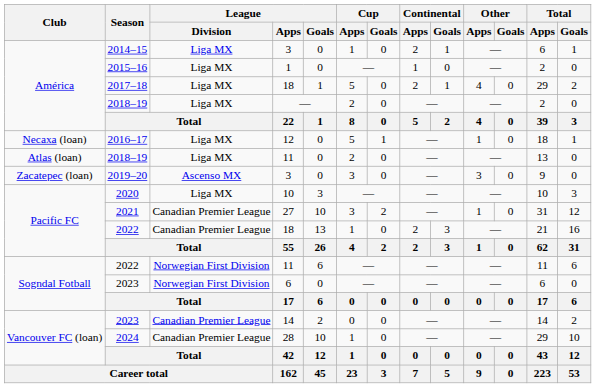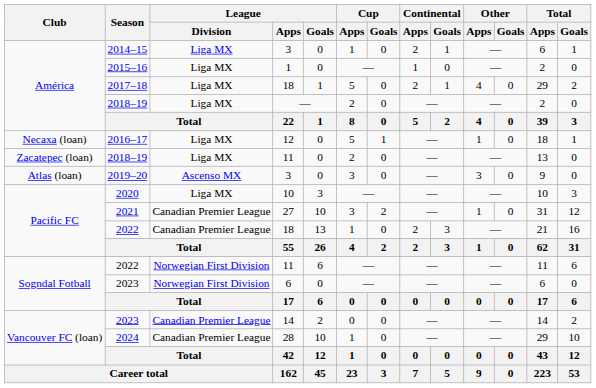(55, 157) Atlas (loan) -> (55, 157) Zacatepec (loan)
(55, 175) Zacatepec (loan) -> (55, 175) Atlas (loan)
